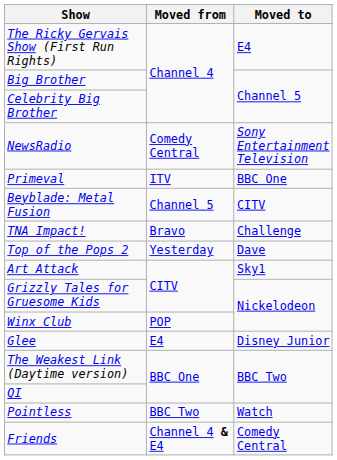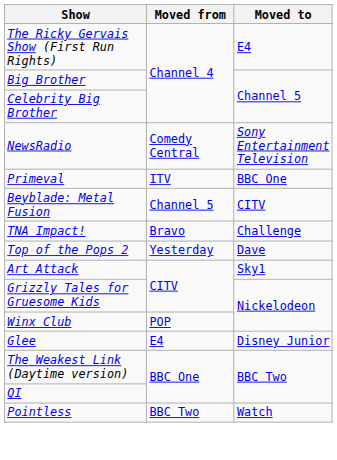- row: (32, 439)
